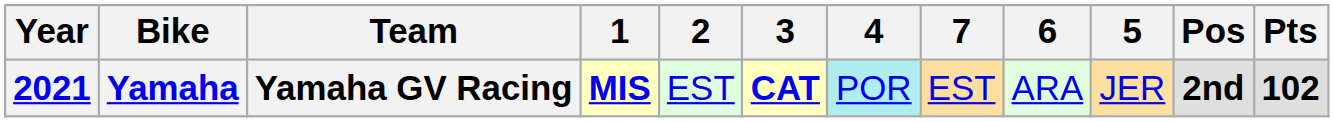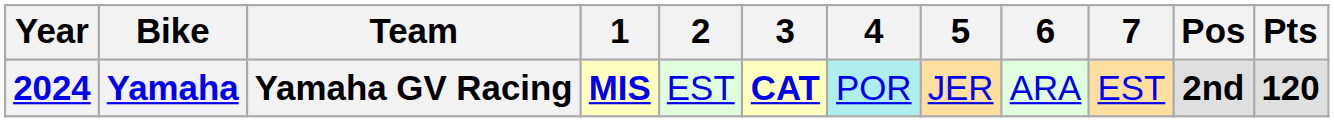columns swapped: (1132, 32) <-> (962, 32)
(52, 87) 2021 -> (52, 87) 2024
(1291, 87) 102 -> (1291, 87) 120
